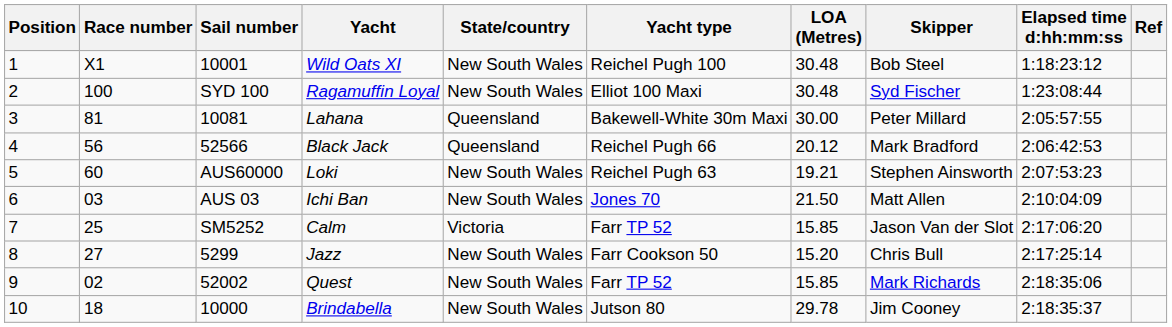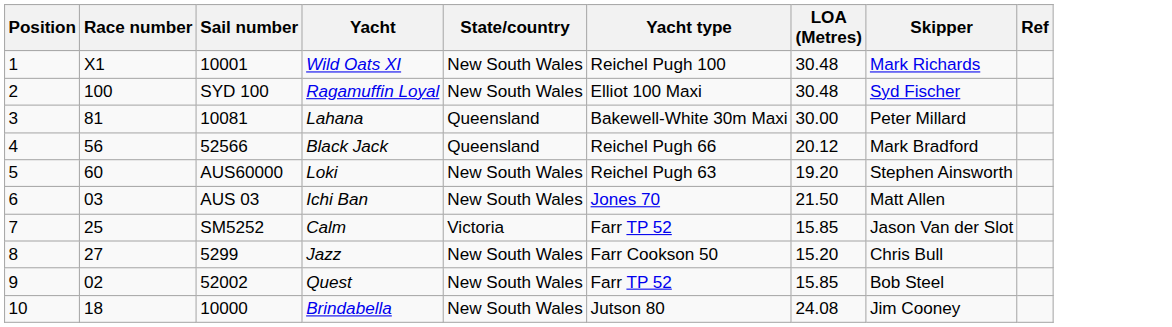- column: (1074, 27)
(907, 64) Bob Steel -> (925, 64) Mark Richards
(817, 173) 19.21 -> (817, 173) 19.20
(925, 281) Mark Richards -> (907, 281) Bob Steel
(817, 308) 29.78 -> (817, 308) 24.08
